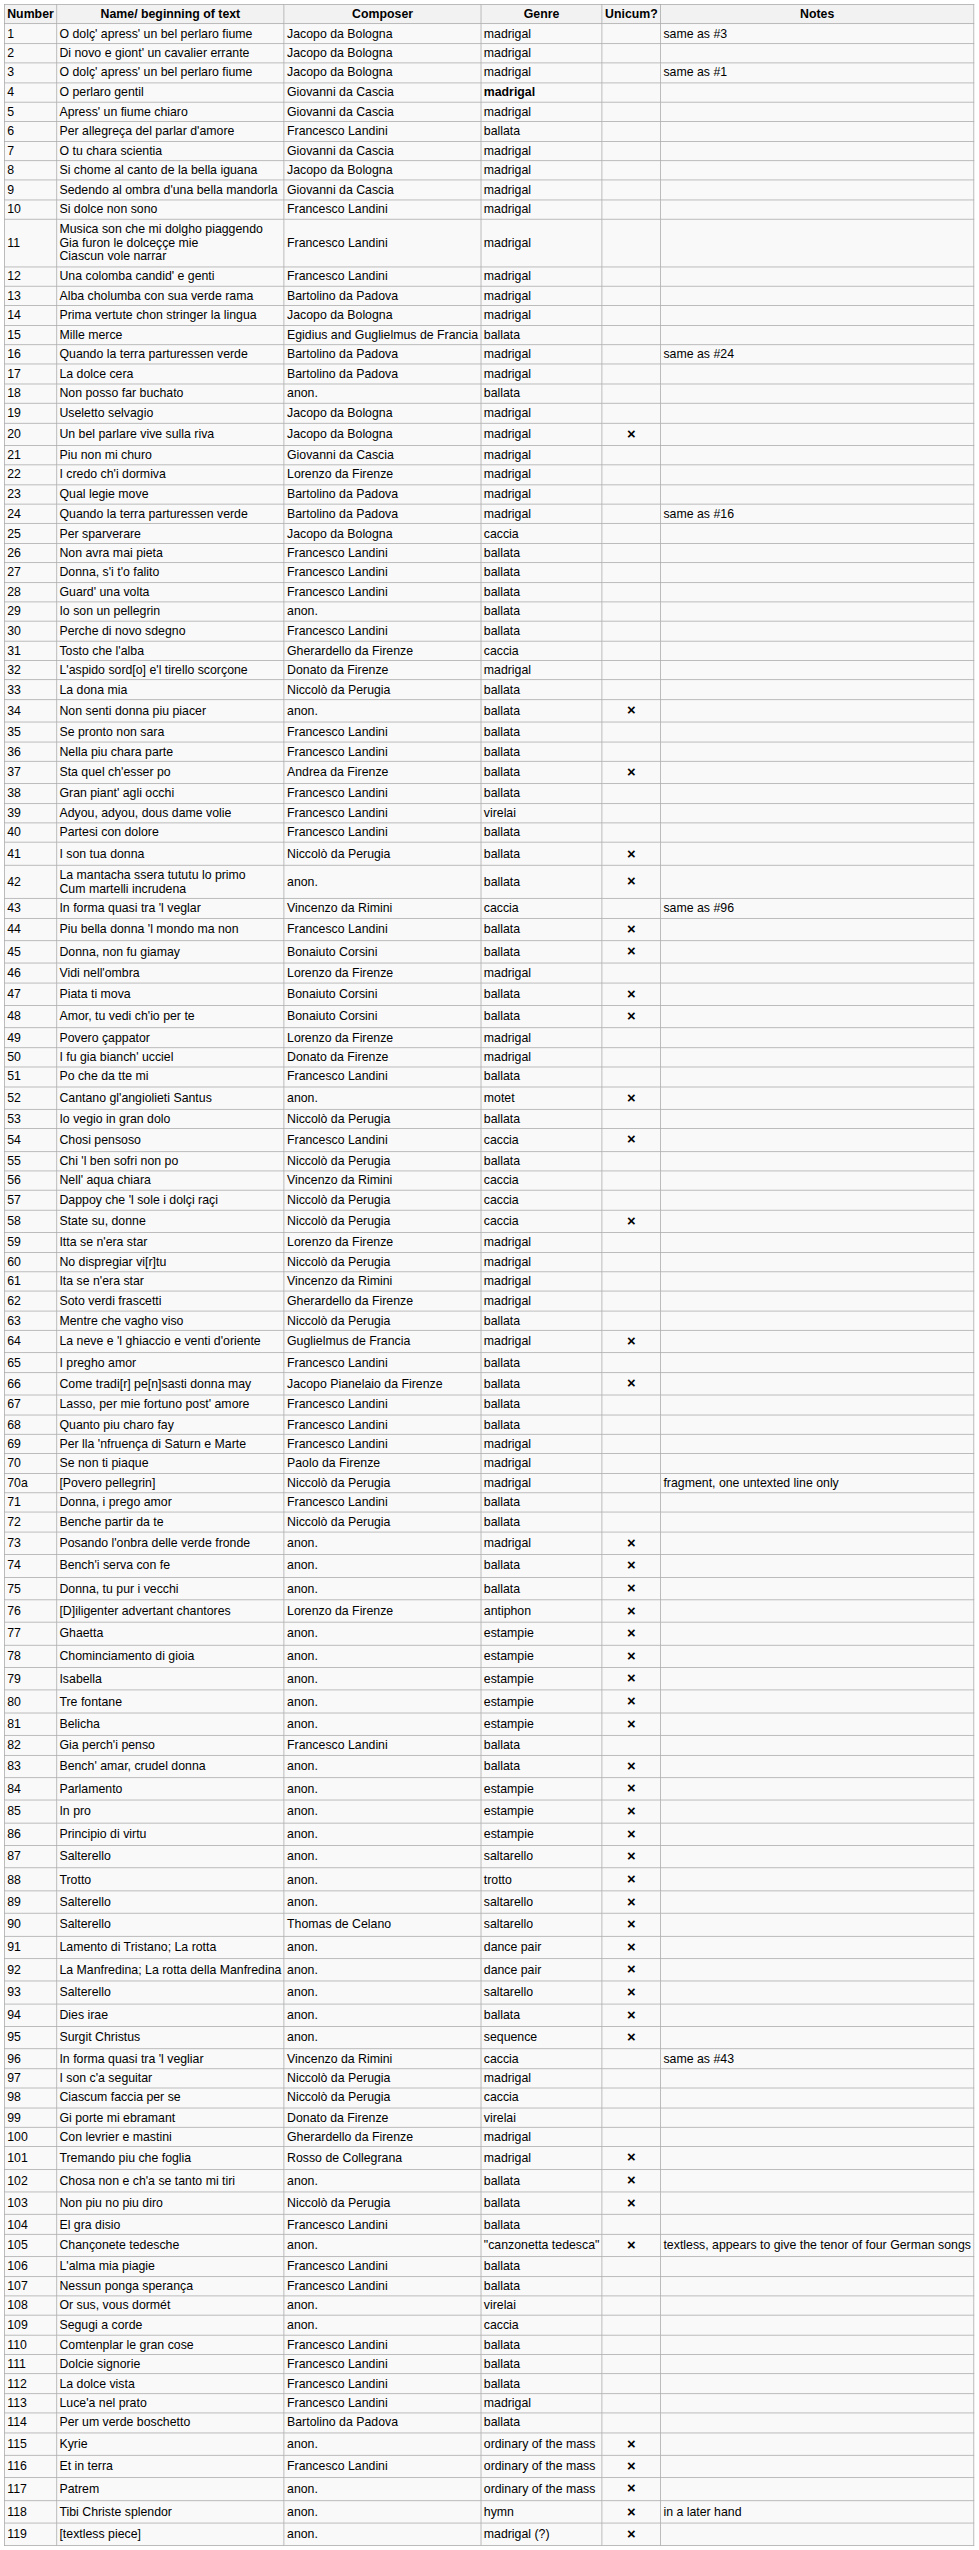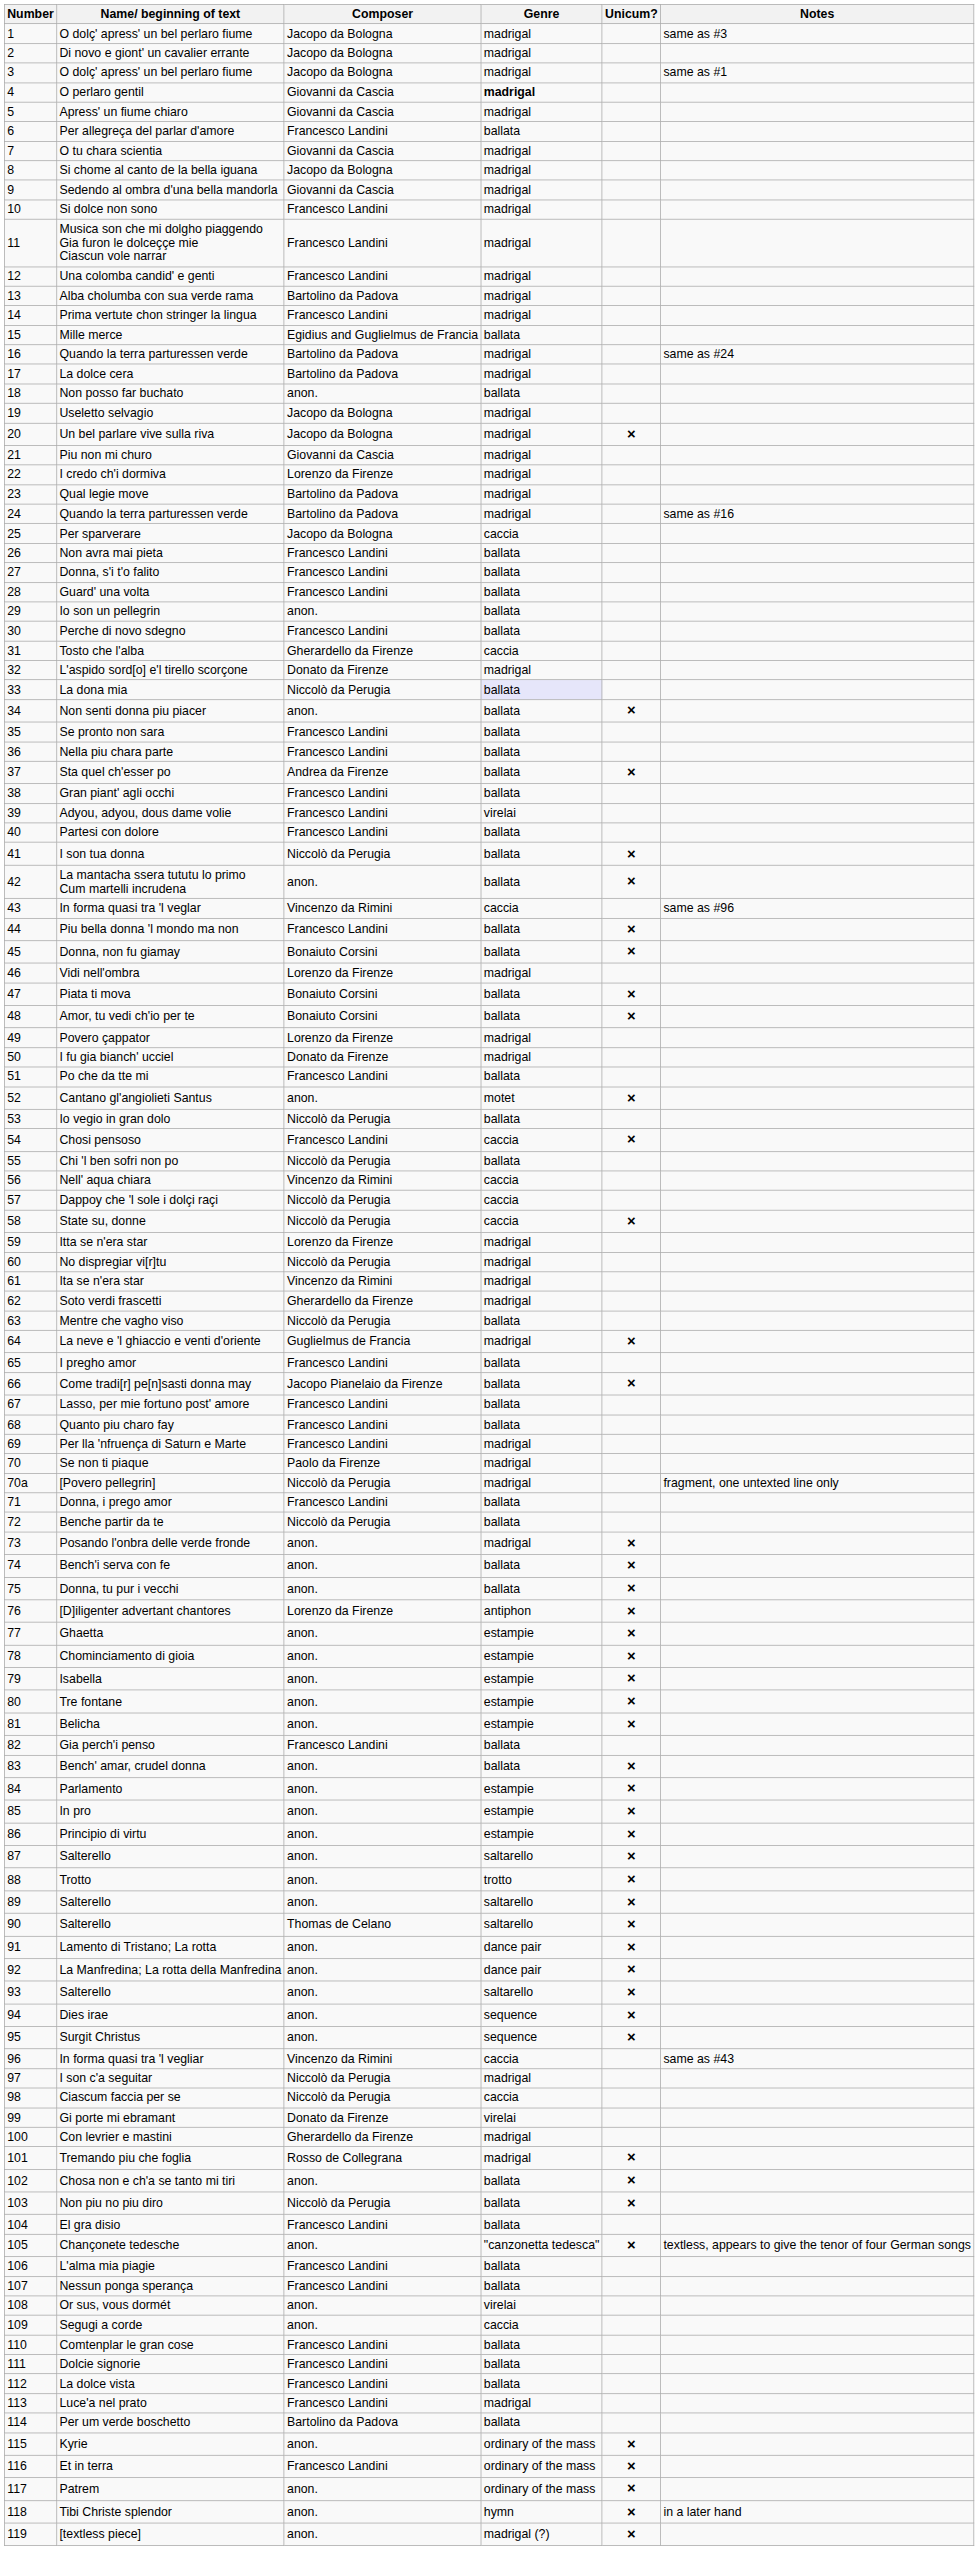(340, 315) Jacopo da Bologna -> (337, 315) Francesco Landini
(502, 689) no background -> (502, 689) lavender background
(502, 2015) ballata -> (510, 2015) sequence
